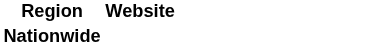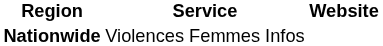+ column: (205, 11)
